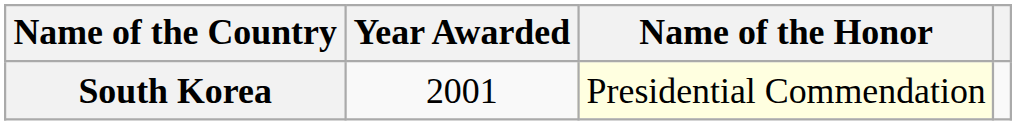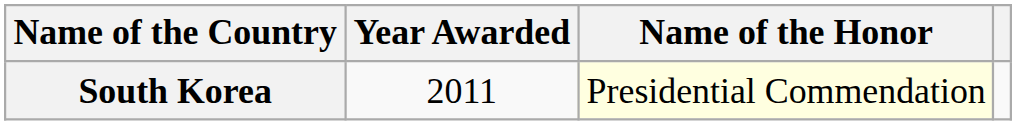(462, 89) 2001 -> (462, 89) 2011
